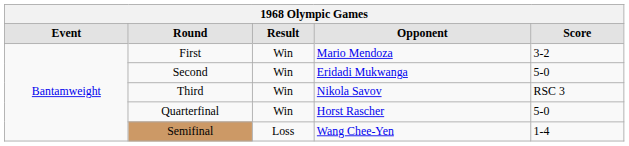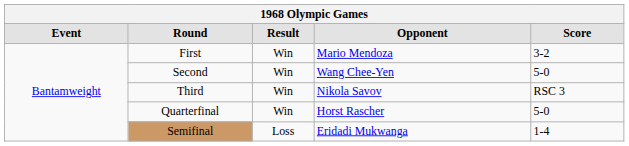(362, 72) Eridadi Mukwanga -> (355, 72) Wang Chee-Yen
(355, 130) Wang Chee-Yen -> (362, 130) Eridadi Mukwanga
